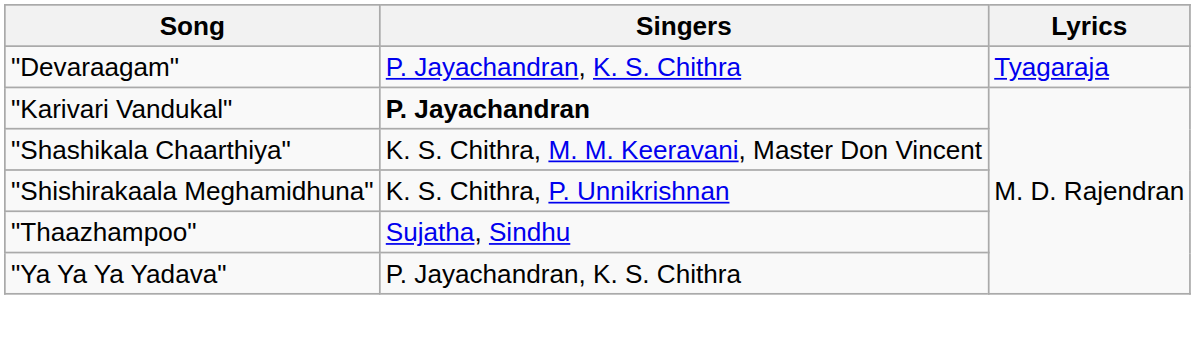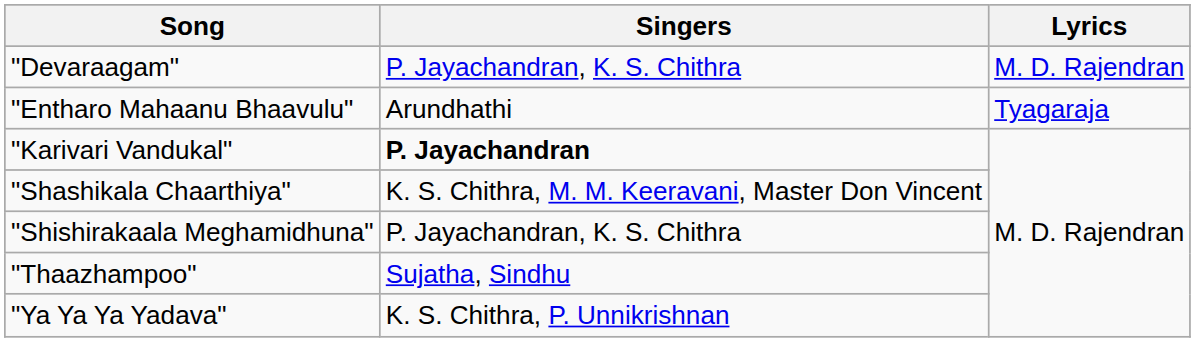(1052, 67) Tyagaraja -> (1089, 67) M. D. Rajendran
+ row: (182, 109)
(558, 191) K. S. Chithra, P. Unnikrishnan -> (563, 233) P. Jayachandran, K. S. Chithra
(563, 274) P. Jayachandran, K. S. Chithra -> (558, 315) K. S. Chithra, P. Unnikrishnan
